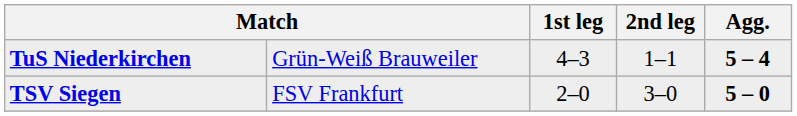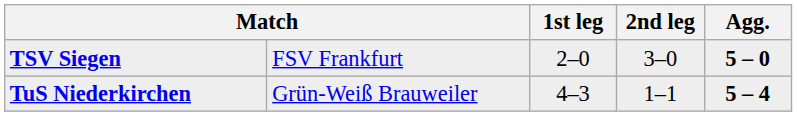rows swapped: (65, 93) <-> (100, 57)
